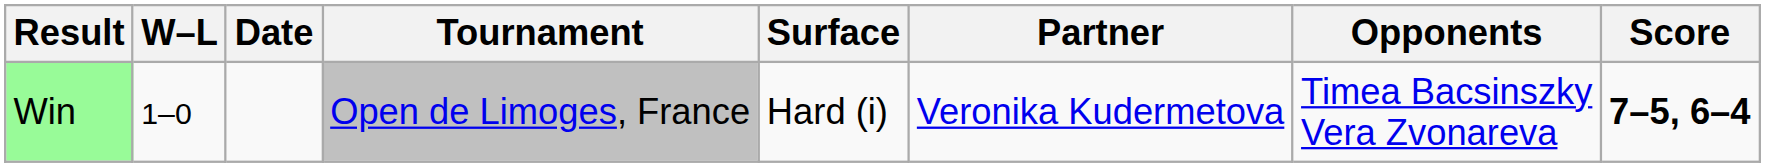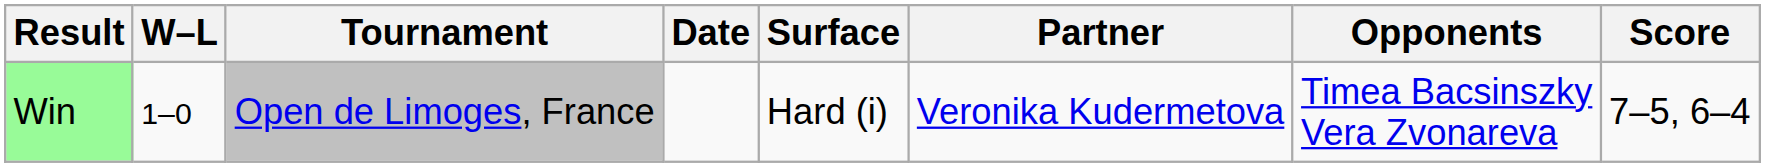columns swapped: (274, 33) <-> (540, 33)
(1680, 111) bold -> (1680, 111) normal
